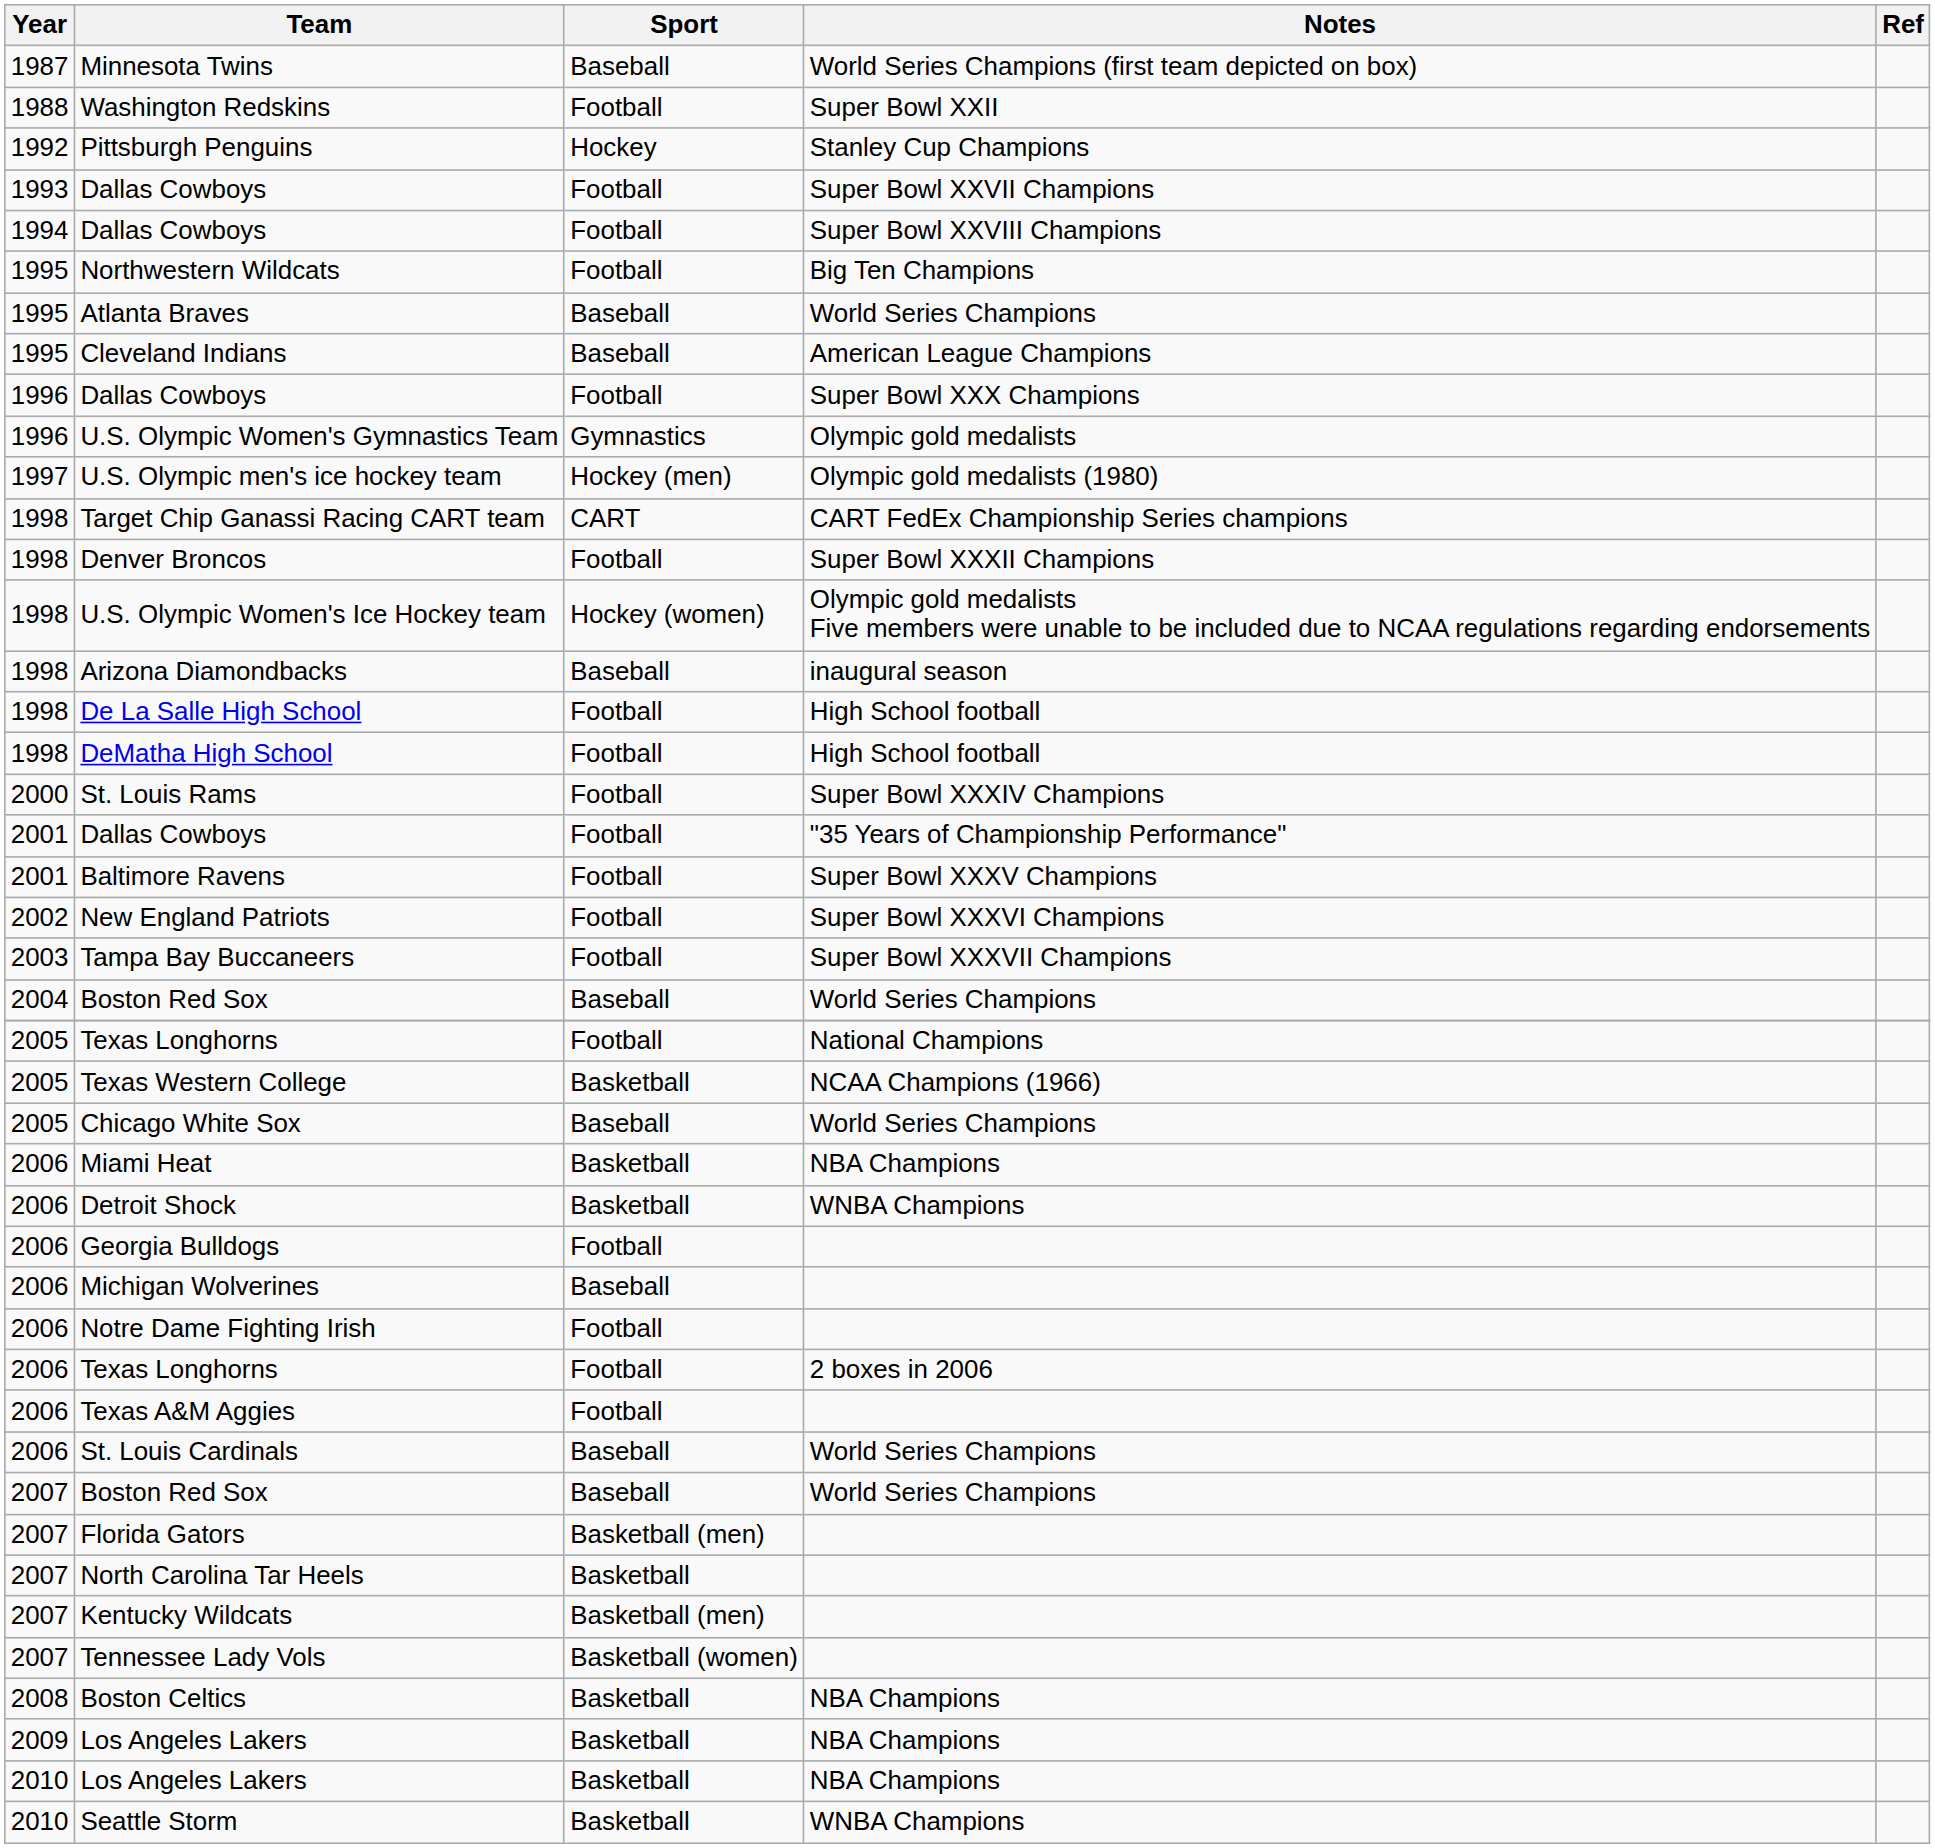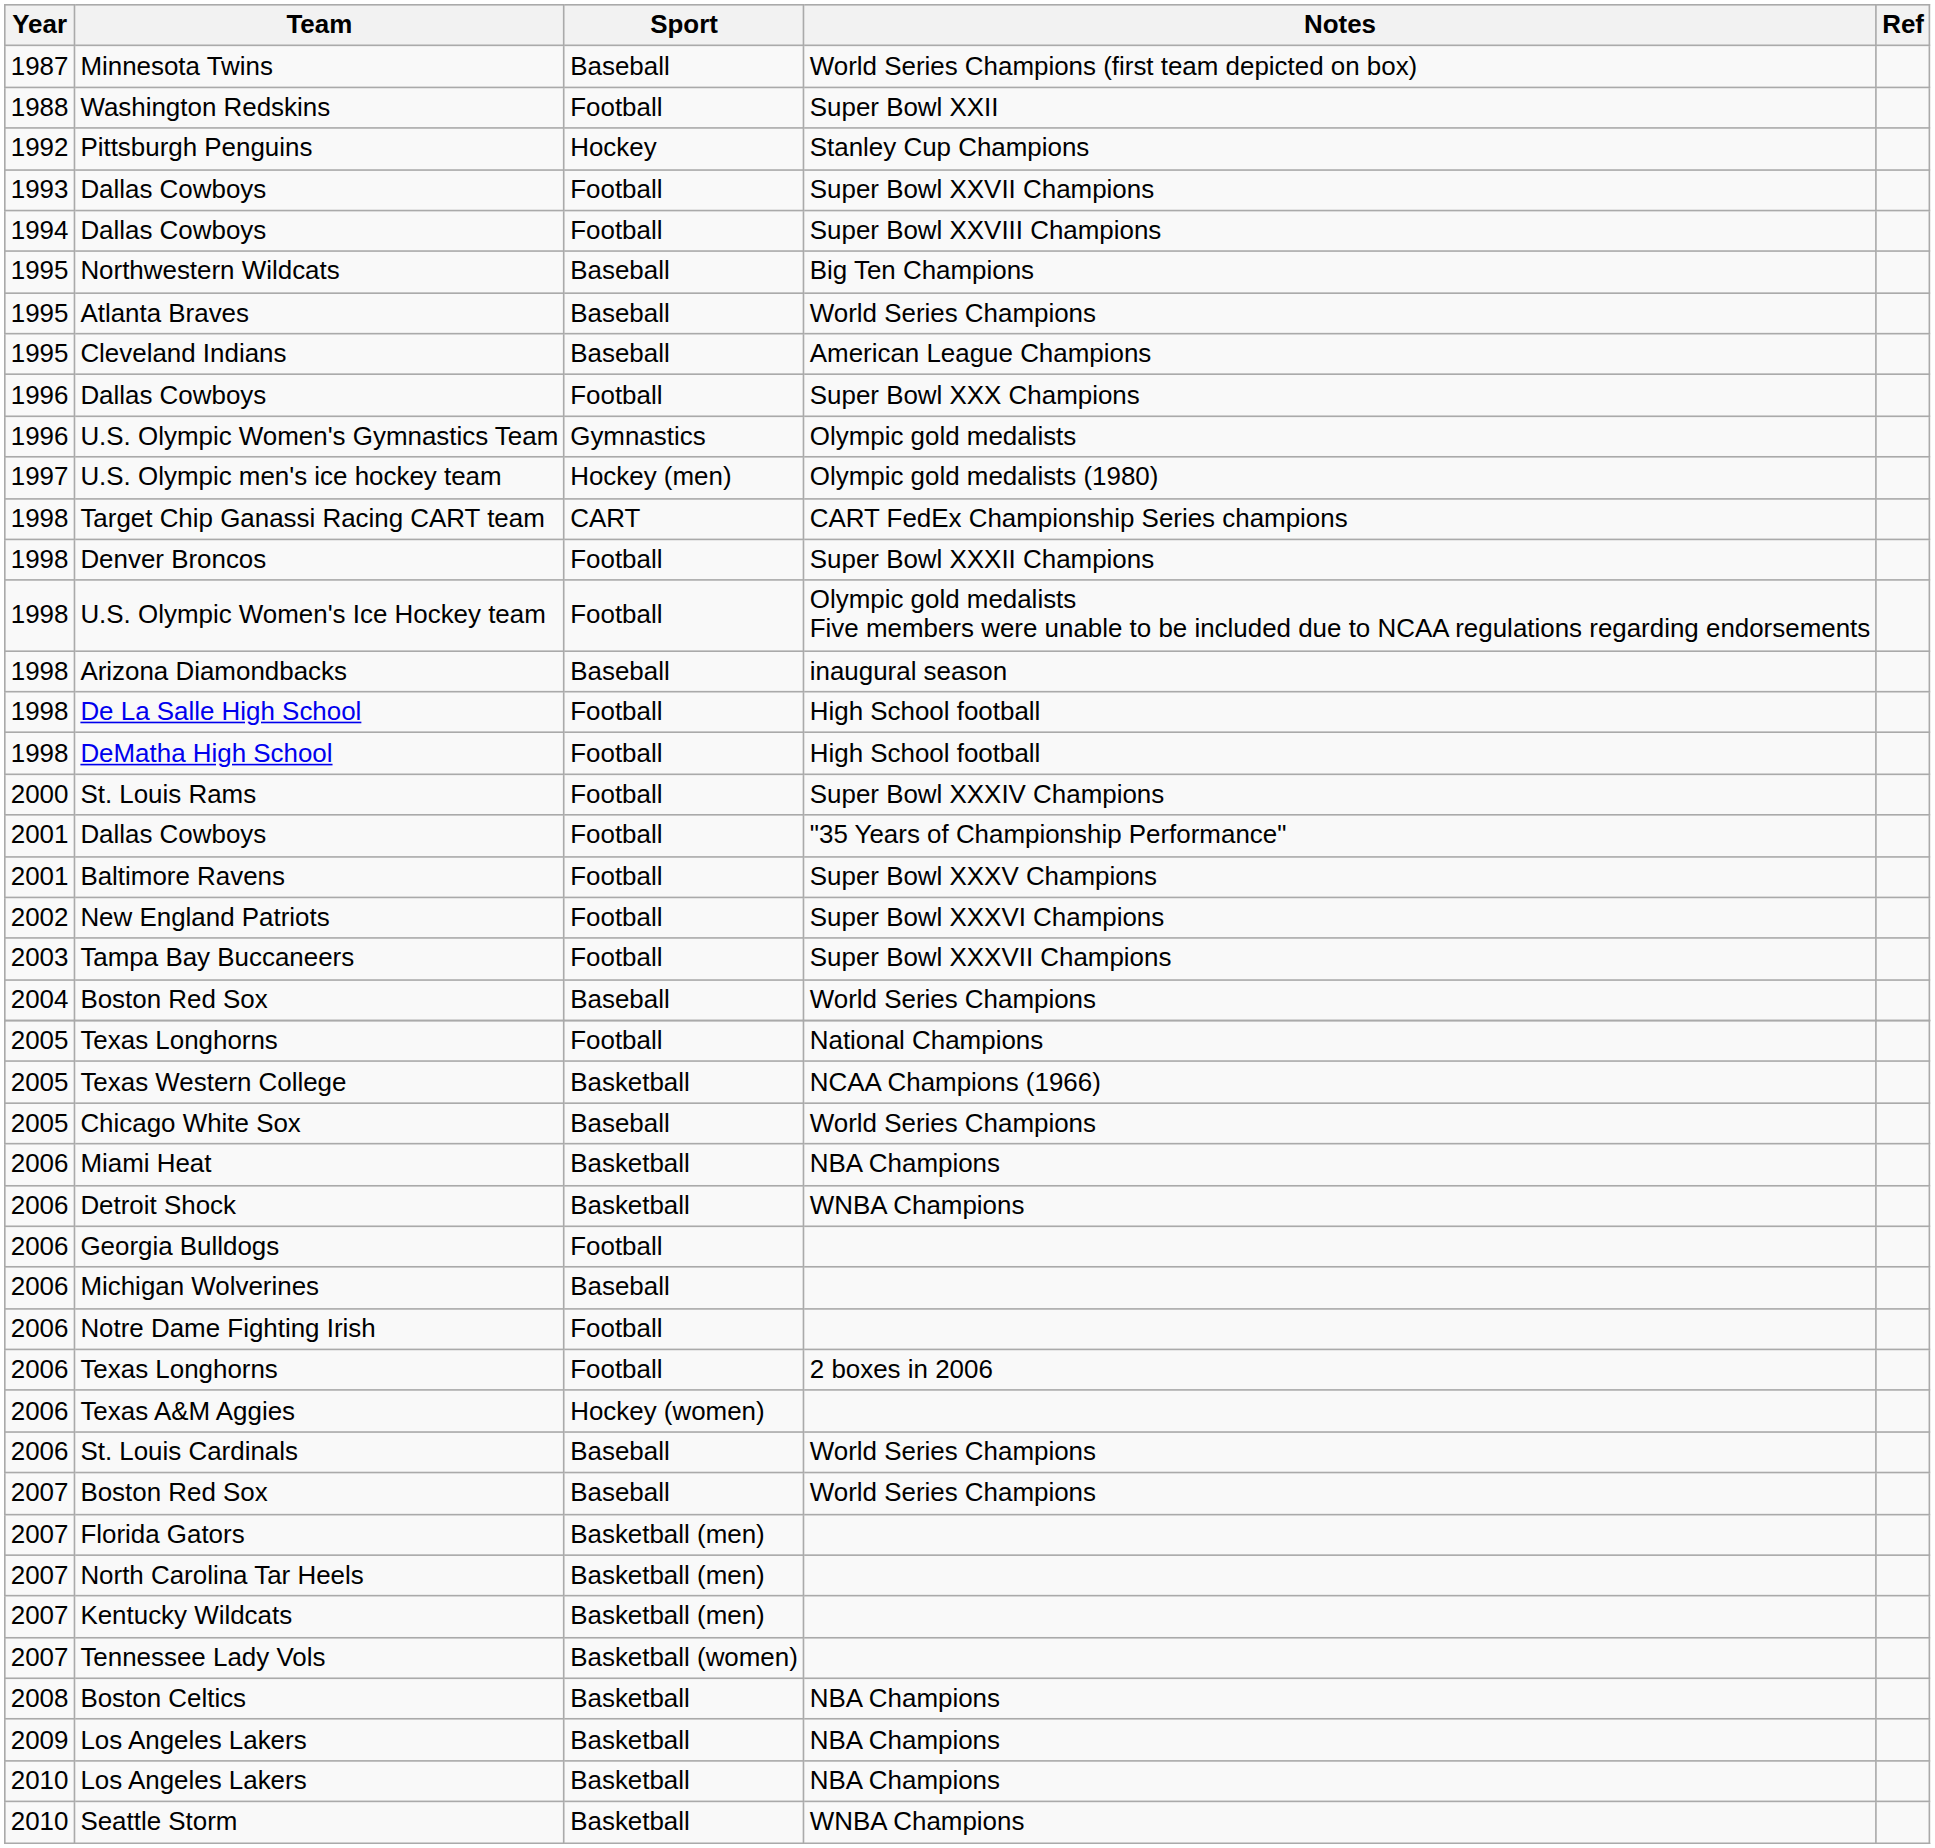(616, 271) Football -> (620, 271) Baseball
(667, 615) Hockey (women) -> (616, 615) Football
(616, 1410) Football -> (667, 1410) Hockey (women)
(630, 1575) Basketball -> (667, 1575) Basketball (men)
